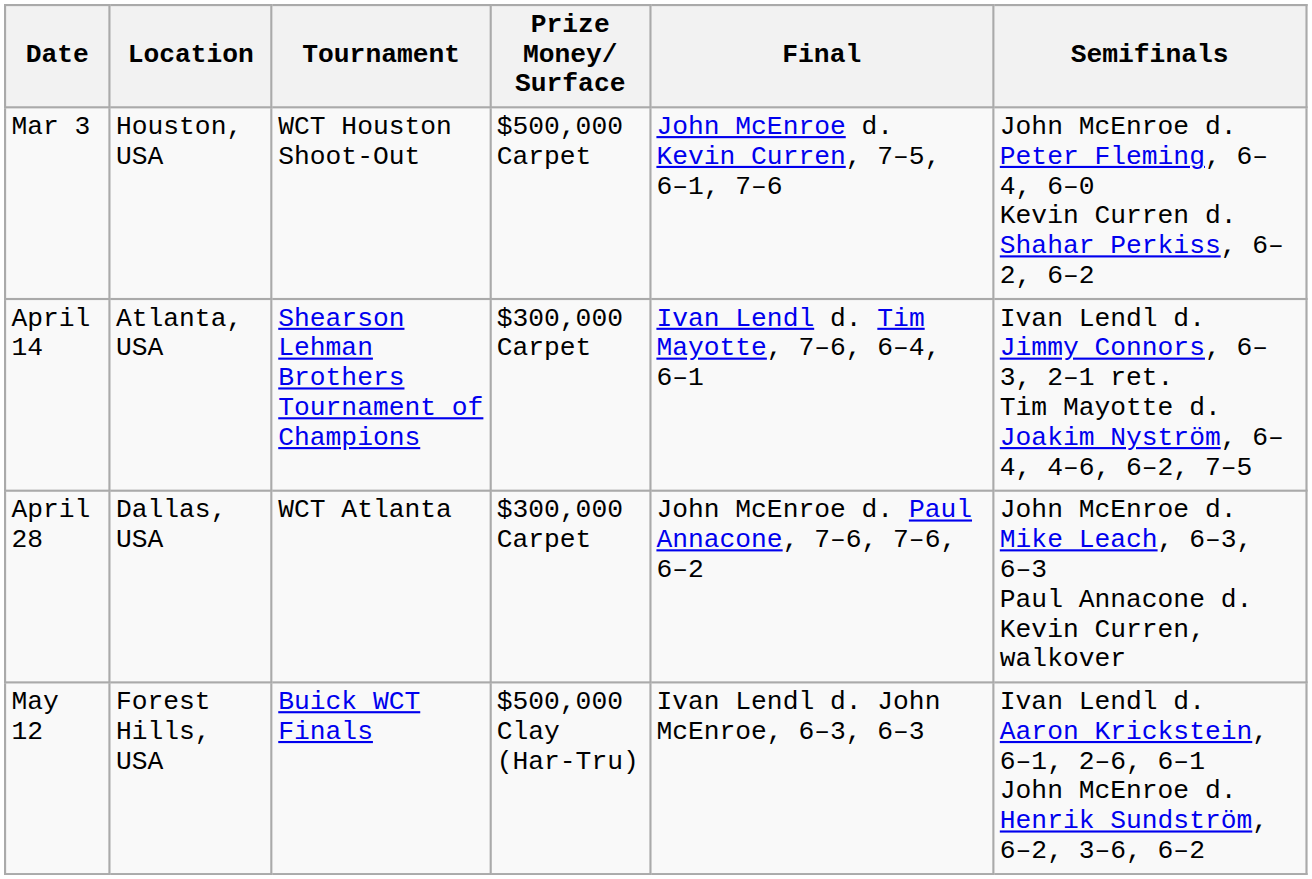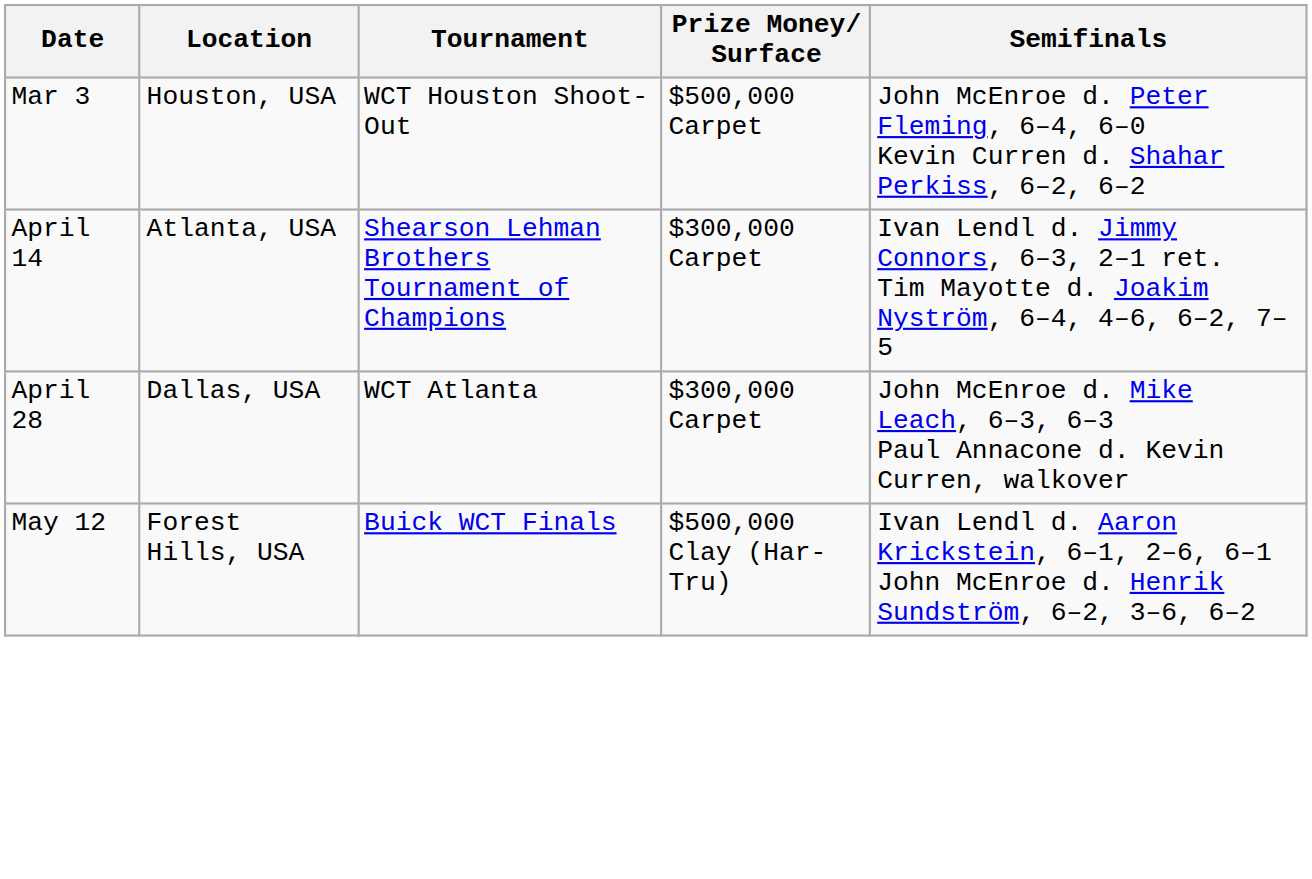- column: (822, 56)
